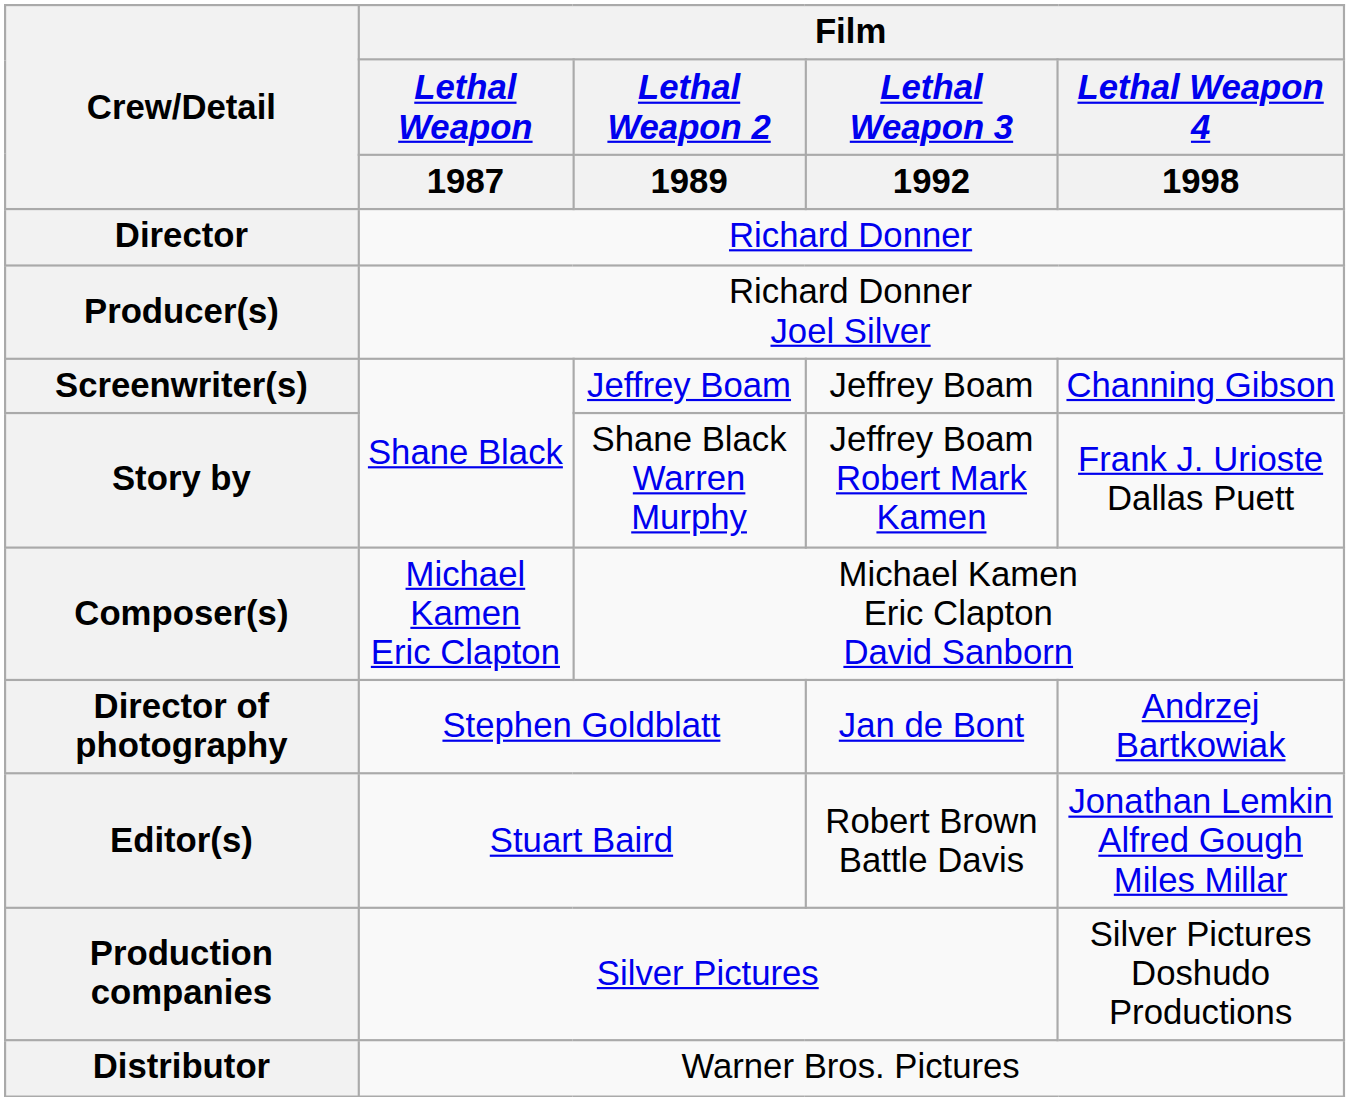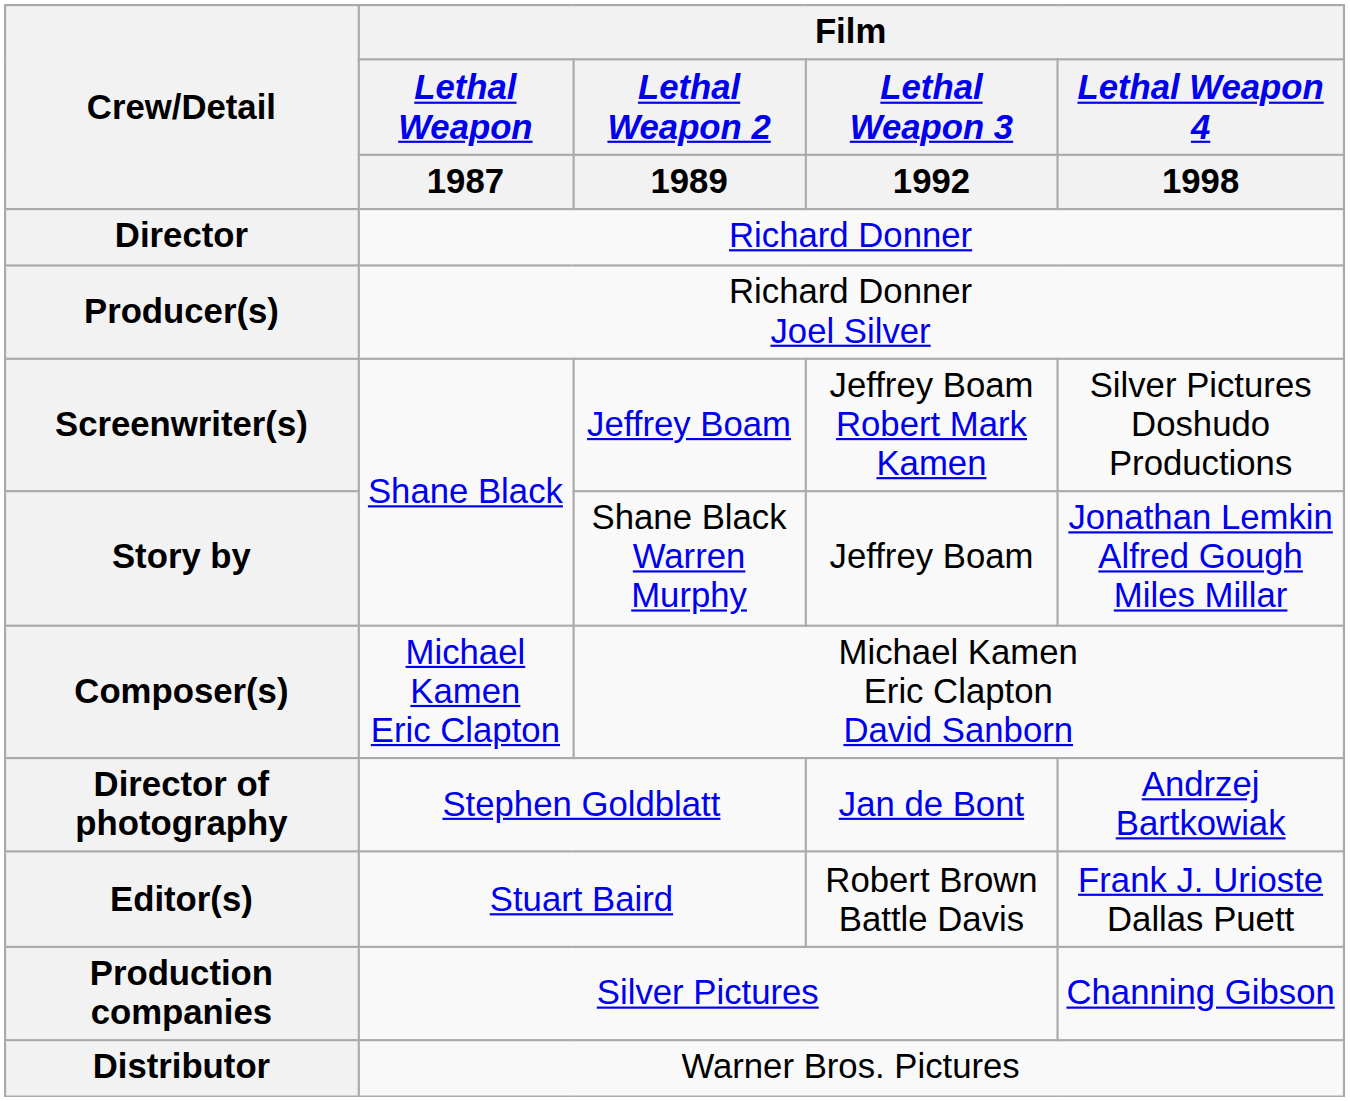(931, 385) Jeffrey Boam -> (931, 424) Jeffrey Boam Robert Mark Kamen
(1201, 385) Channing Gibson -> (1201, 424) Silver Pictures Doshudo Productions
(931, 479) Jeffrey Boam Robert Mark Kamen -> (931, 557) Jeffrey Boam
(1201, 479) Frank J. Urioste Dallas Puett -> (1201, 557) Jonathan Lemkin Alfred Gough Miles Millar
(1201, 840) Jonathan Lemkin Alfred Gough Miles Millar -> (1201, 898) Frank J. Urioste Dallas Puett
(1201, 973) Silver Pictures Doshudo Productions -> (1201, 992) Channing Gibson
